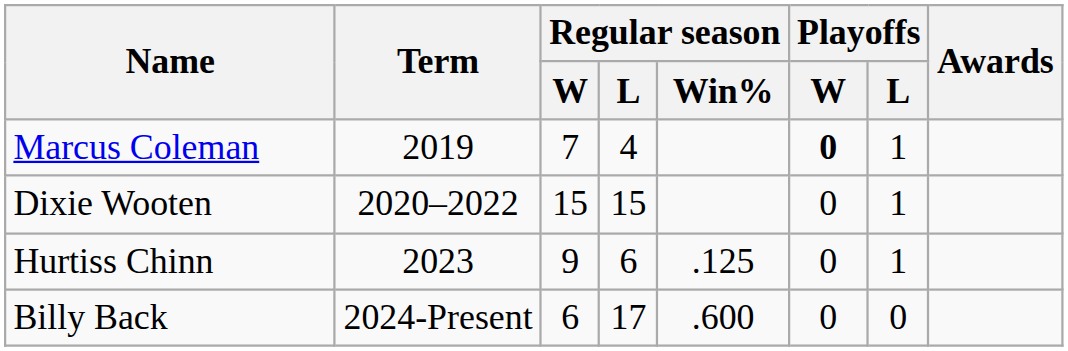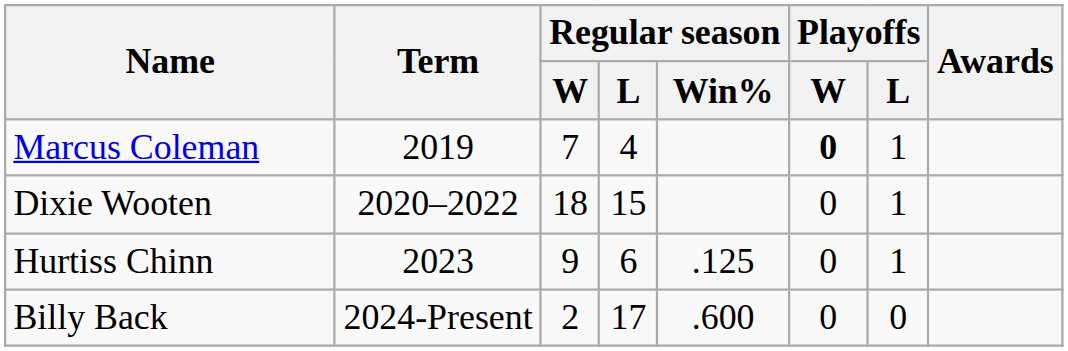(570, 203) 15 -> (570, 203) 18
(570, 317) 6 -> (570, 317) 2
